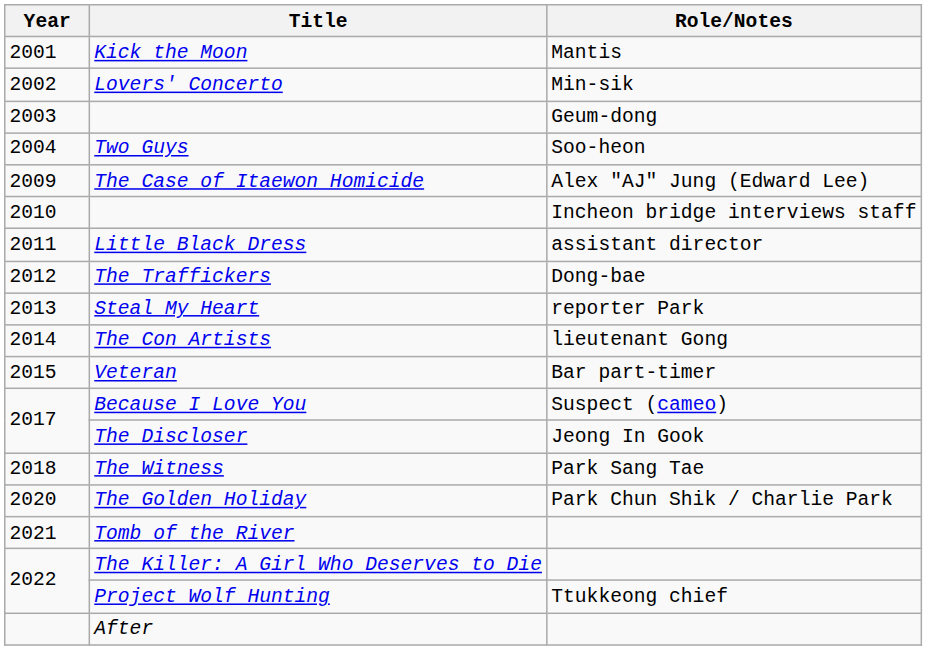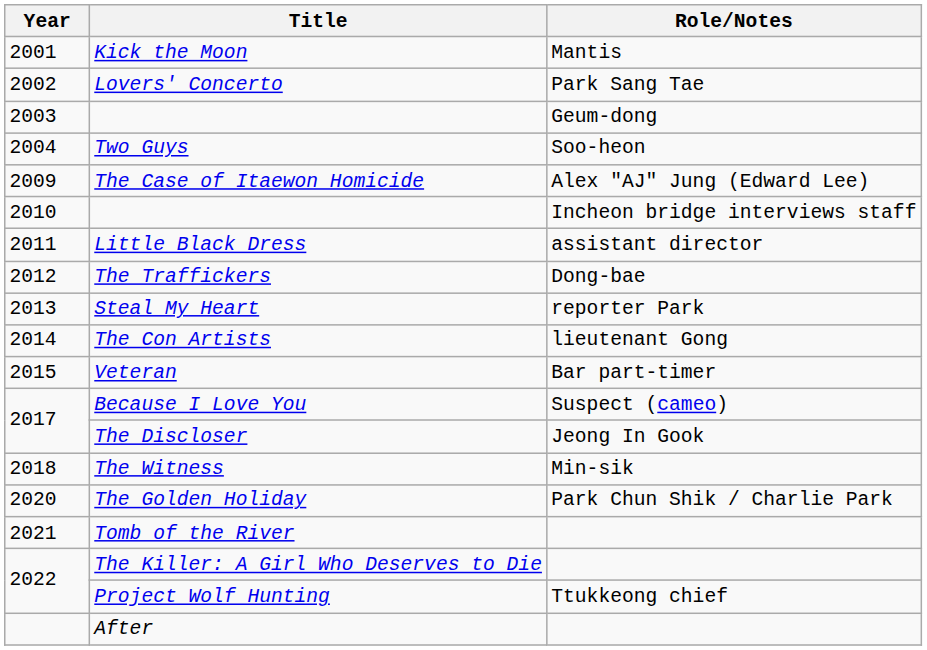(592, 85) Min-sik -> (628, 85) Park Sang Tae
(628, 469) Park Sang Tae -> (592, 469) Min-sik
